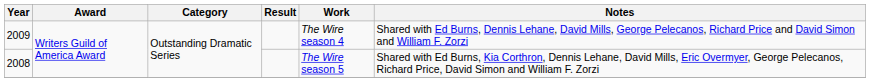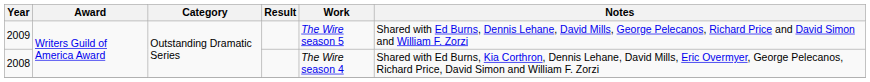(322, 35) The Wire season 4 -> (322, 35) The Wire season 5
(322, 64) The Wire season 5 -> (322, 64) The Wire season 4
